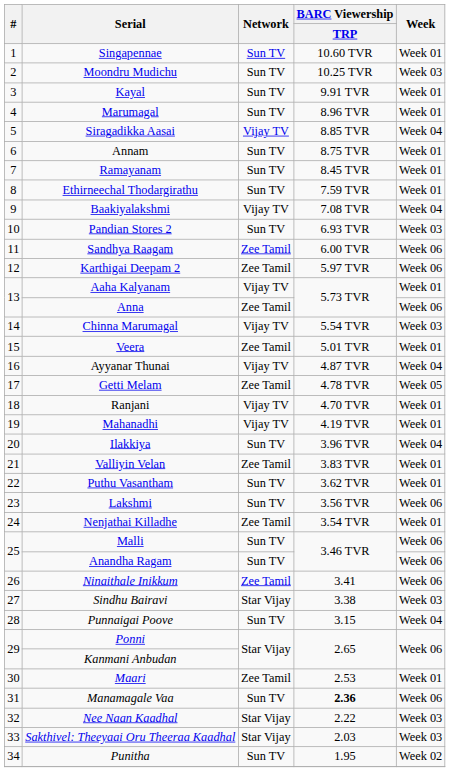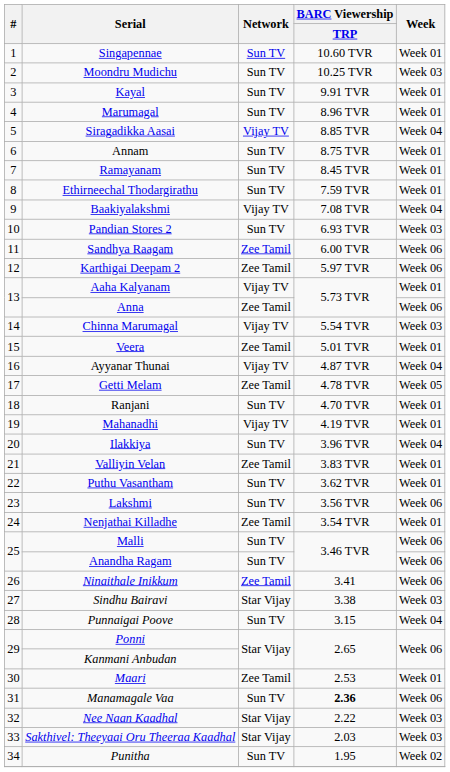(266, 405) Vijay TV -> (266, 405) Sun TV
